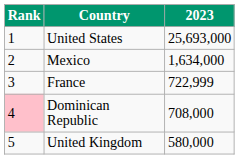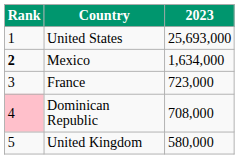(11, 60) normal -> (11, 60) bold
(191, 82) 722,999 -> (191, 82) 723,000
